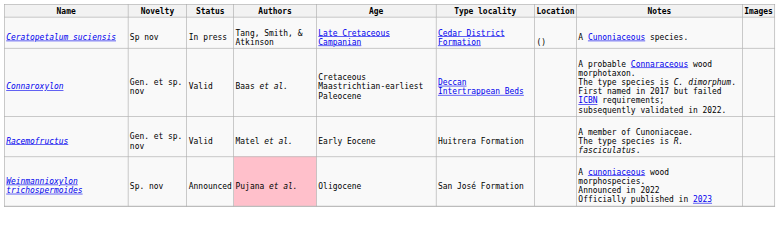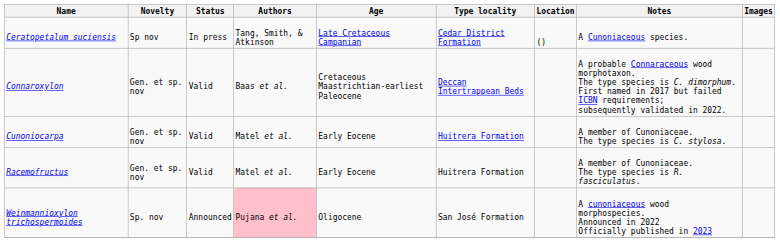+ row: (35, 136)
